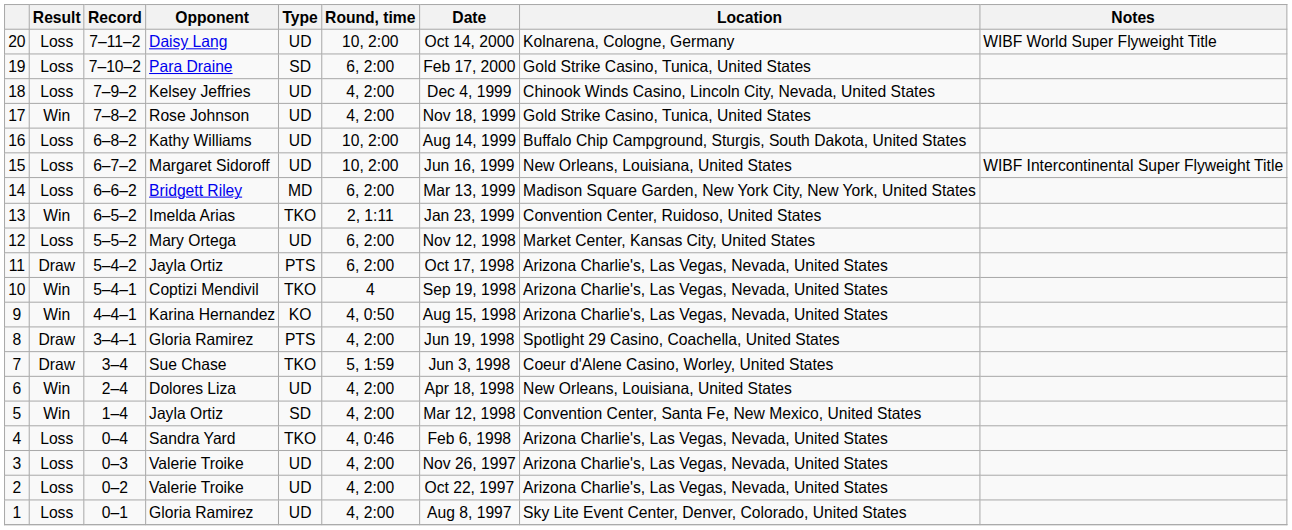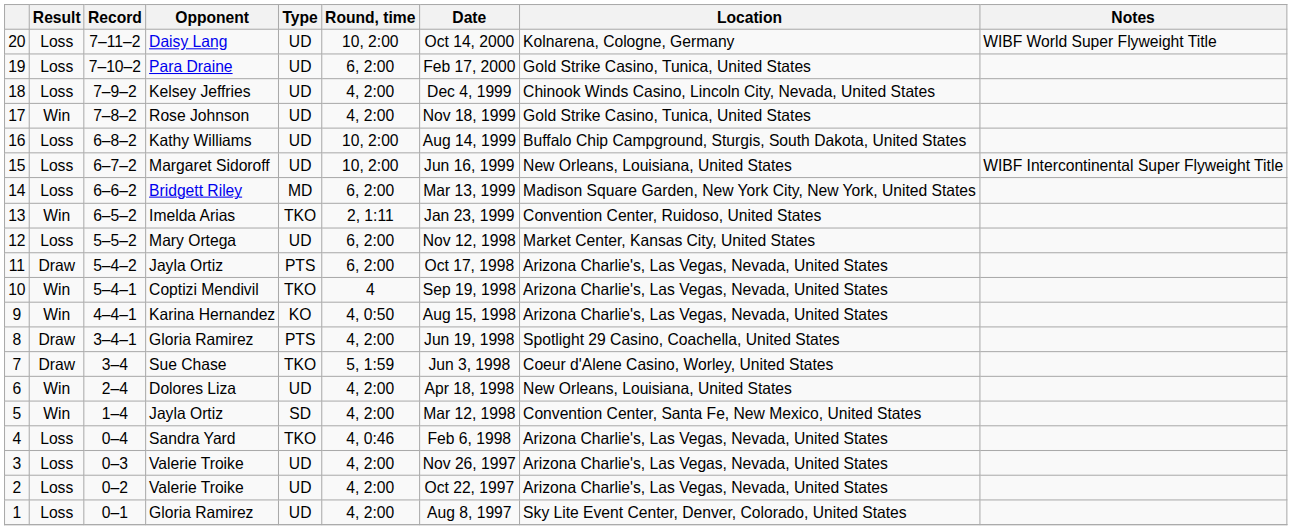(300, 67) SD -> (300, 67) UD
